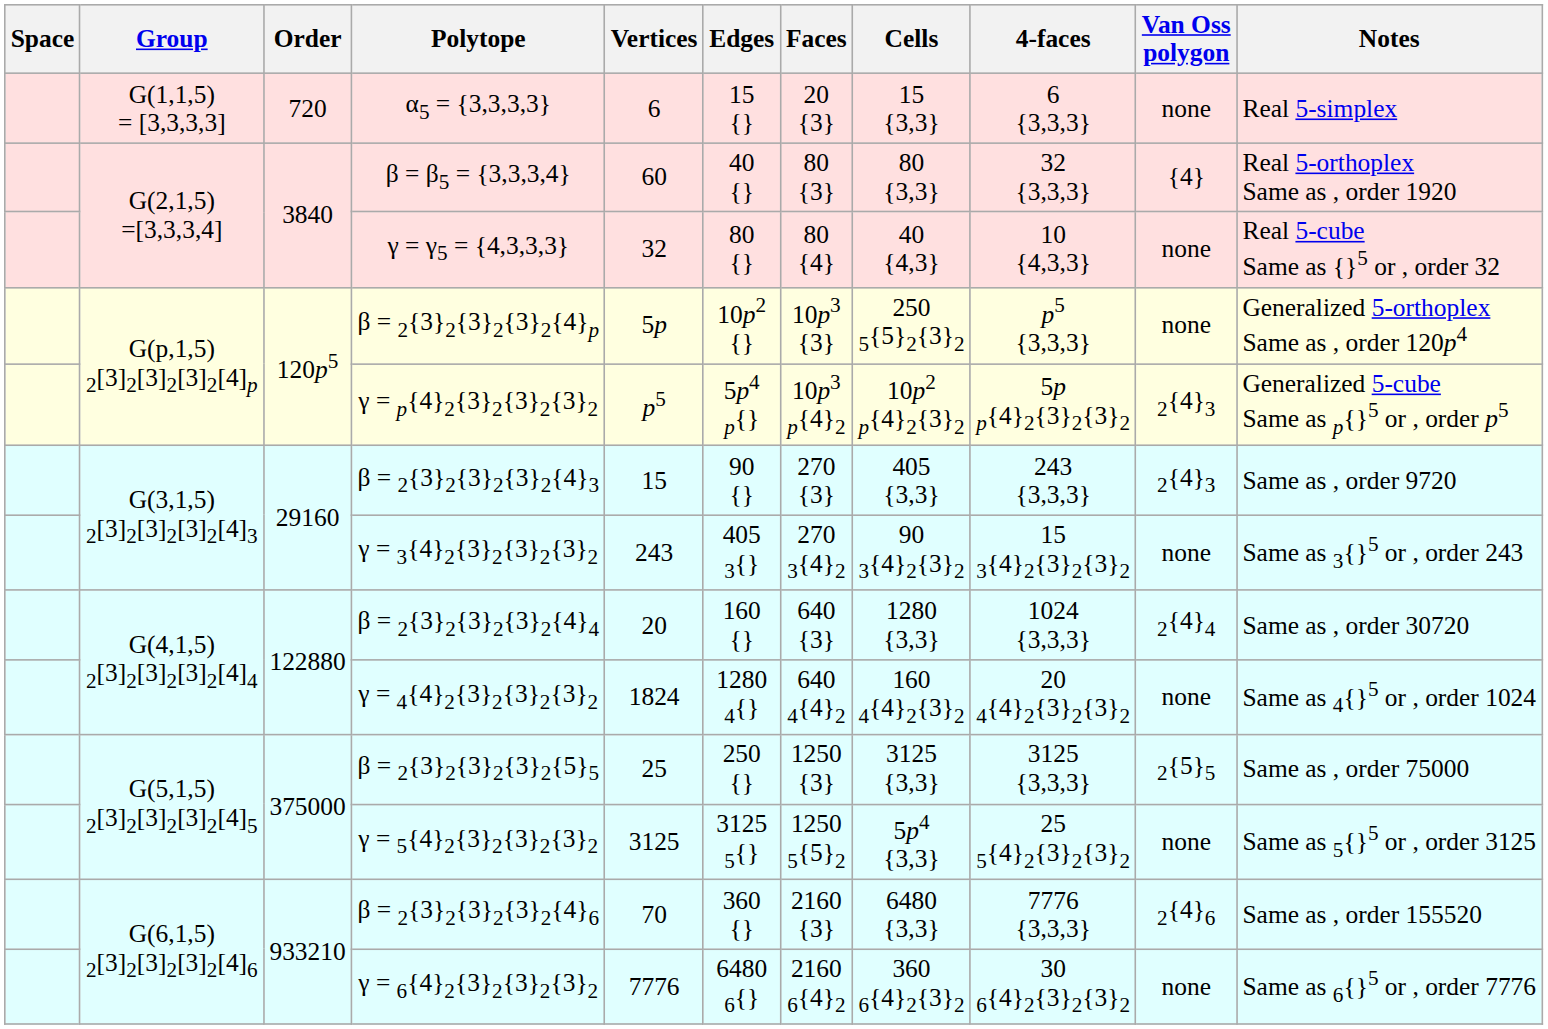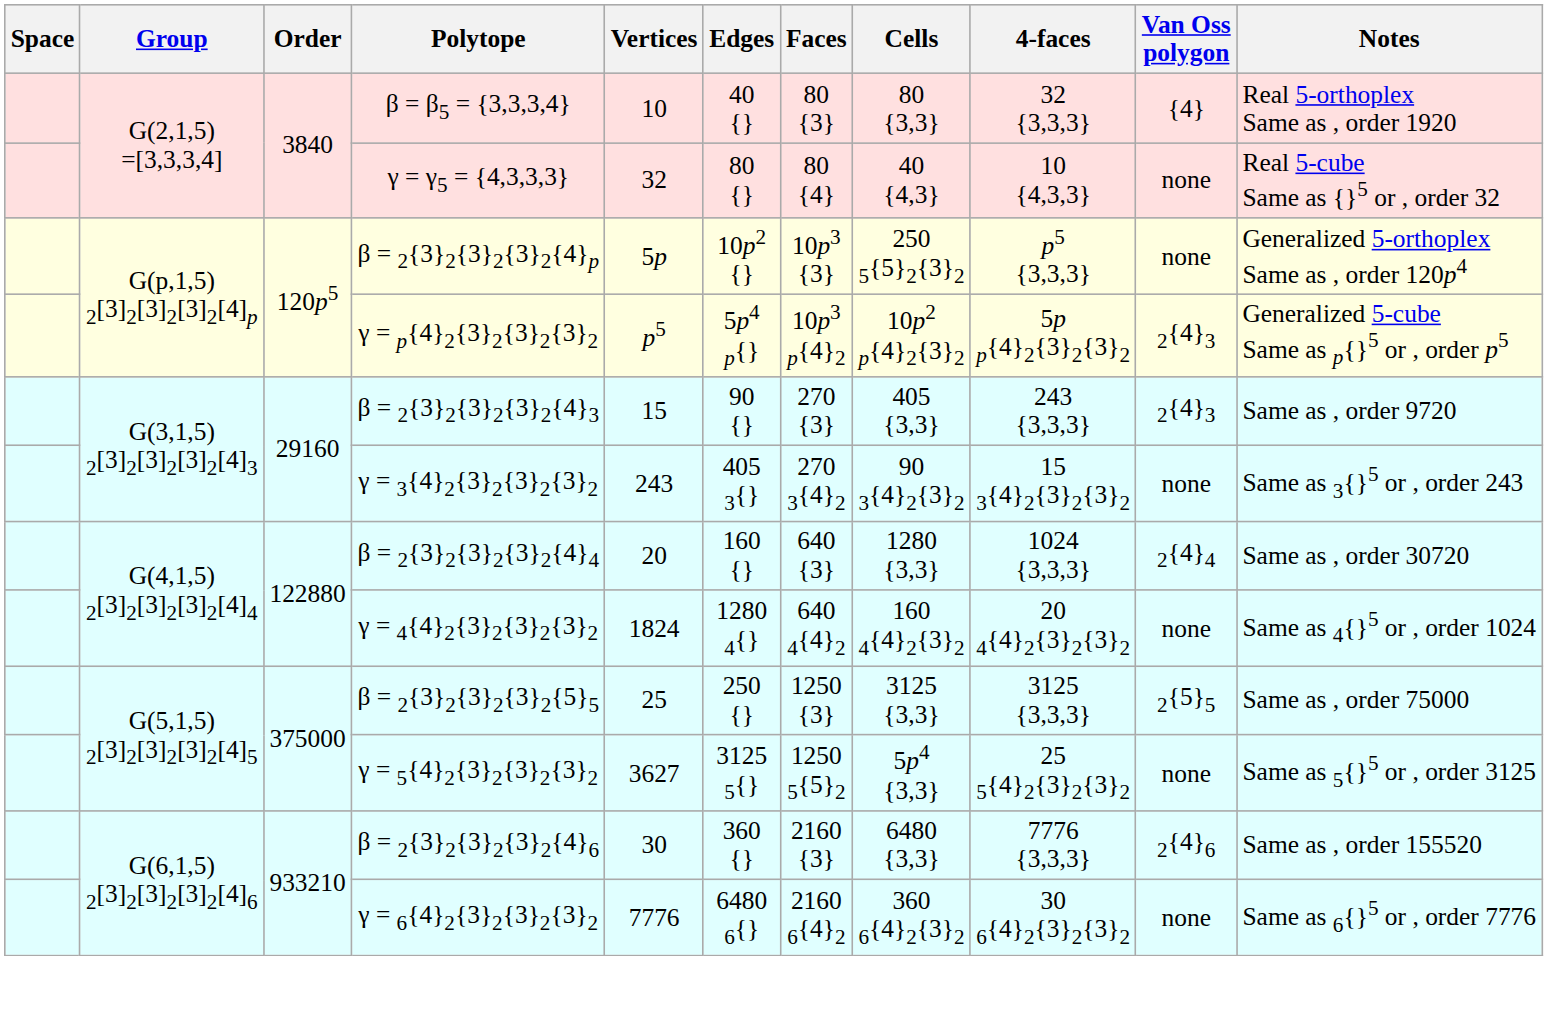- row: (478, 107)
(654, 176) 60 -> (654, 107) 10
(654, 841) 3125 -> (654, 772) 3627
(654, 914) 70 -> (654, 845) 30
